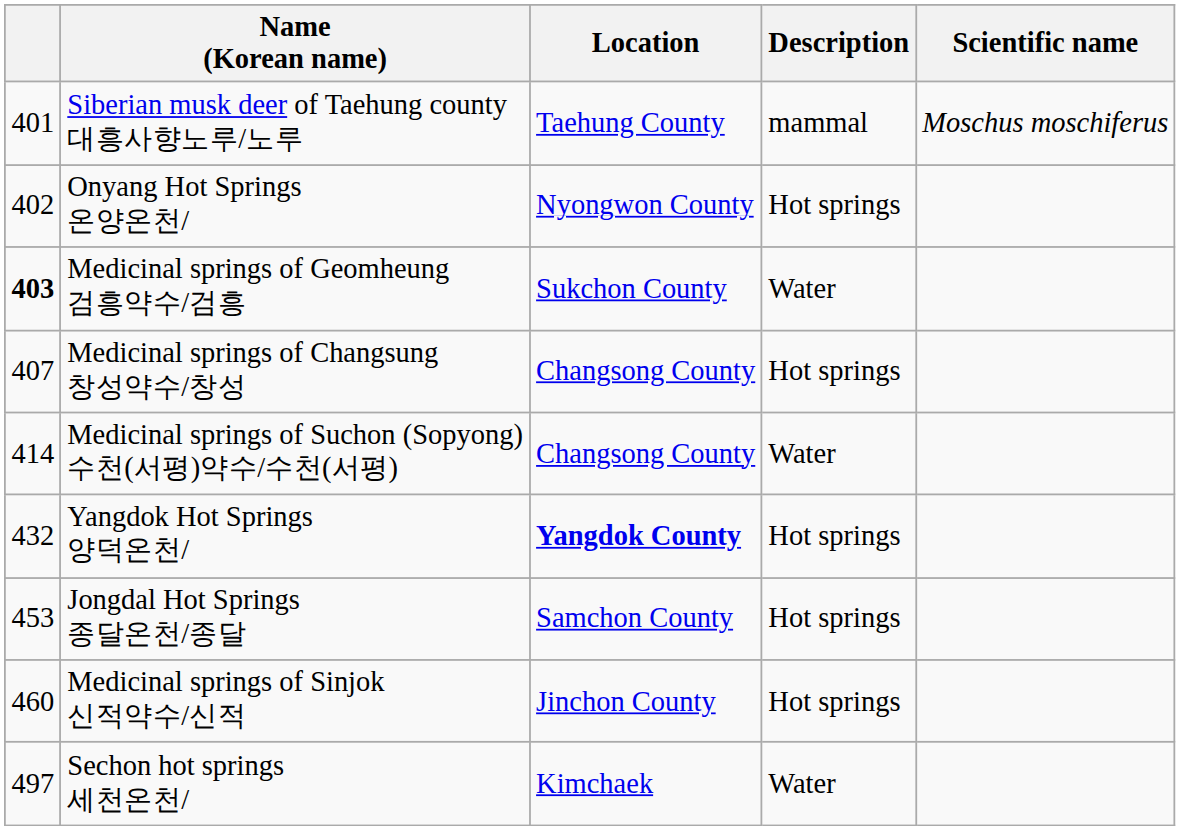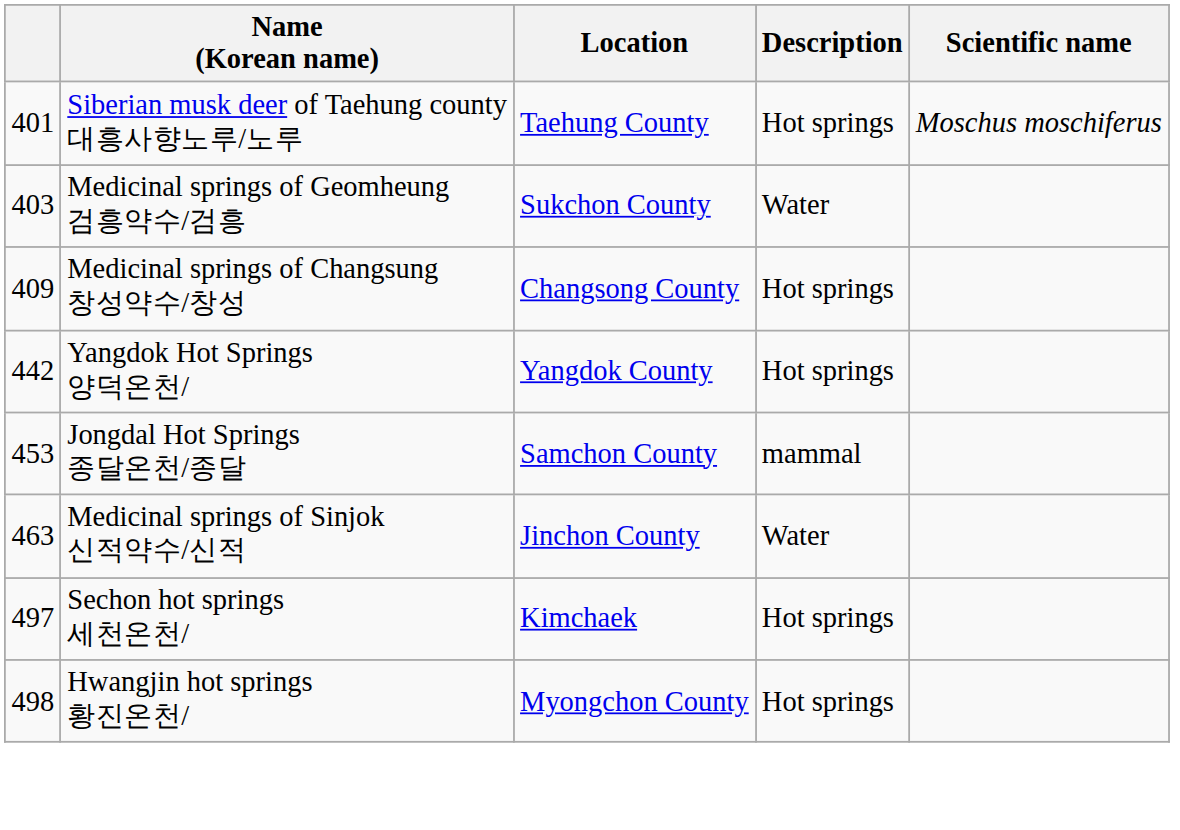(818, 122) mammal -> (828, 122) Hot springs
- row: (184, 203)
(33, 288) bold -> (33, 205) normal
(33, 370) 407 -> (33, 288) 409
- row: (295, 451)
(33, 535) 432 -> (33, 370) 442
(639, 535) bold -> (616, 370) normal
(834, 618) Hot springs -> (812, 453) mammal
(33, 700) 460 -> (33, 535) 463
(834, 700) Hot springs -> (795, 535) Water
(802, 783) Water -> (828, 618) Hot springs
+ row: (190, 699)
